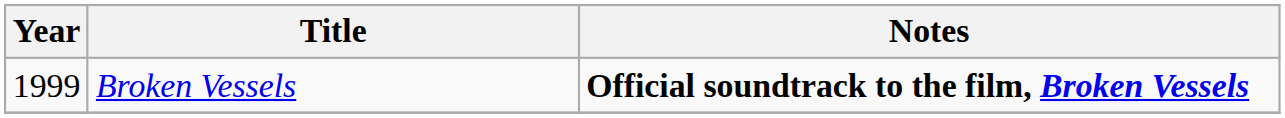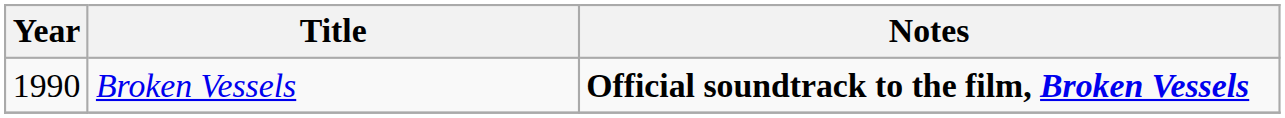(47, 84) 1999 -> (47, 84) 1990
